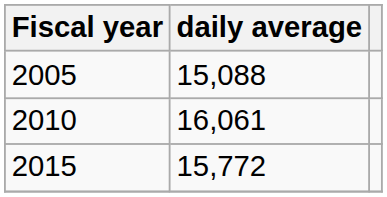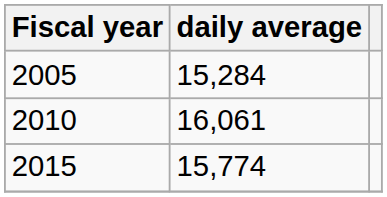(221, 74) 15,088 -> (221, 74) 15,284
(221, 167) 15,772 -> (221, 167) 15,774
